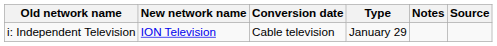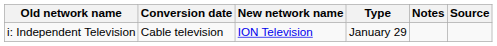columns swapped: (194, 13) <-> (298, 13)
